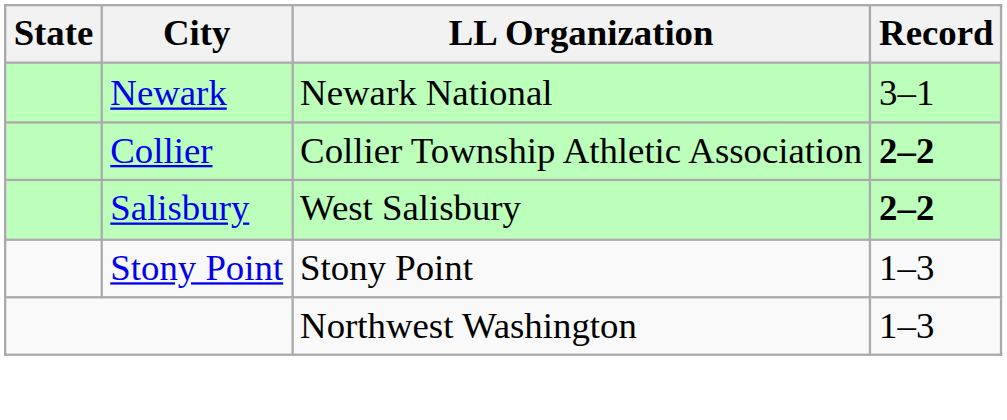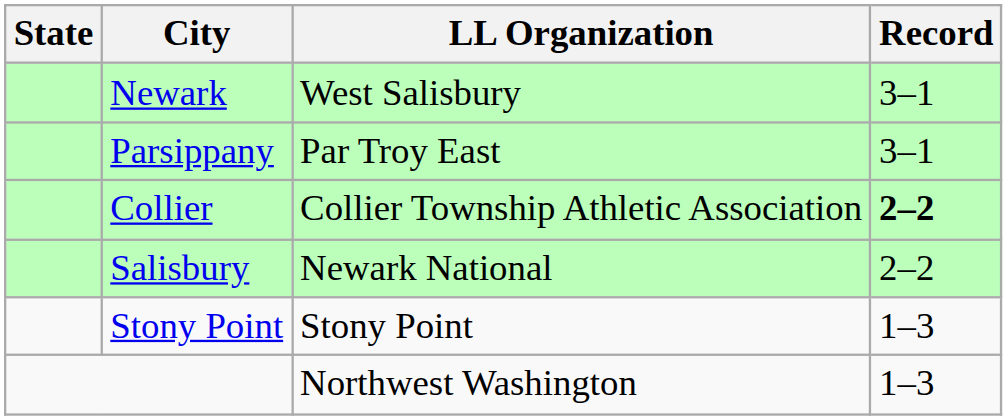(426, 92) Newark National -> (411, 92) West Salisbury
+ row: (192, 150)
(411, 208) West Salisbury -> (426, 267) Newark National
(907, 208) bold -> (907, 267) normal
